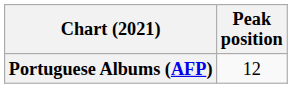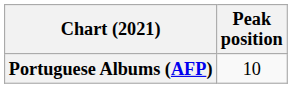(252, 68) 12 -> (252, 68) 10
